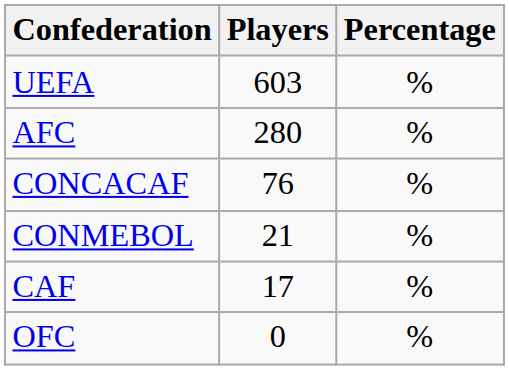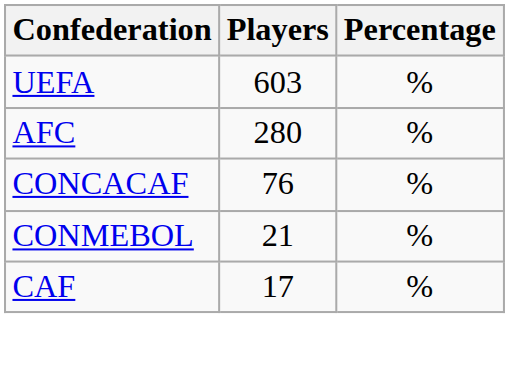- row: (44, 337)
